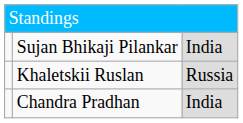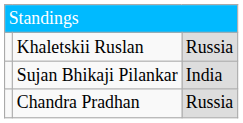rows swapped: (80, 74) <-> (97, 46)
(204, 103) India -> (210, 103) Russia
